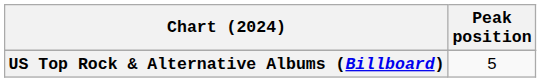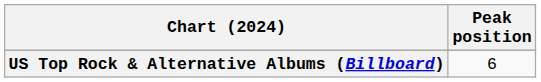(492, 64) 5 -> (492, 64) 6
